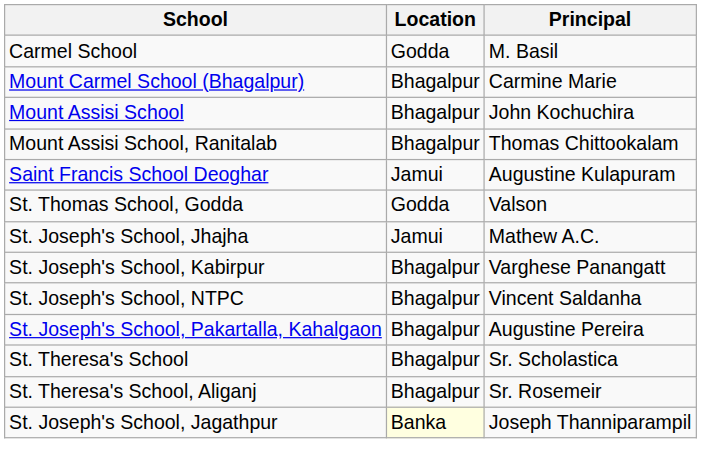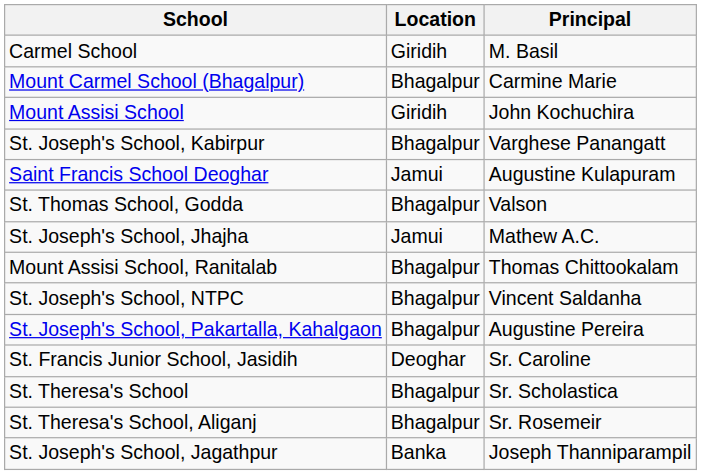(420, 50) Godda -> (419, 50) Giridih
(435, 112) Bhagalpur -> (419, 112) Giridih
rows swapped: (143, 143) <-> (137, 267)
(420, 205) Godda -> (435, 205) Bhagalpur
+ row: (153, 360)
(418, 422) lightyellow background -> (418, 453) no background
